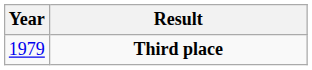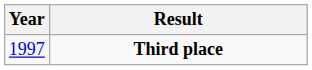(27, 49) 1979 -> (27, 49) 1997
